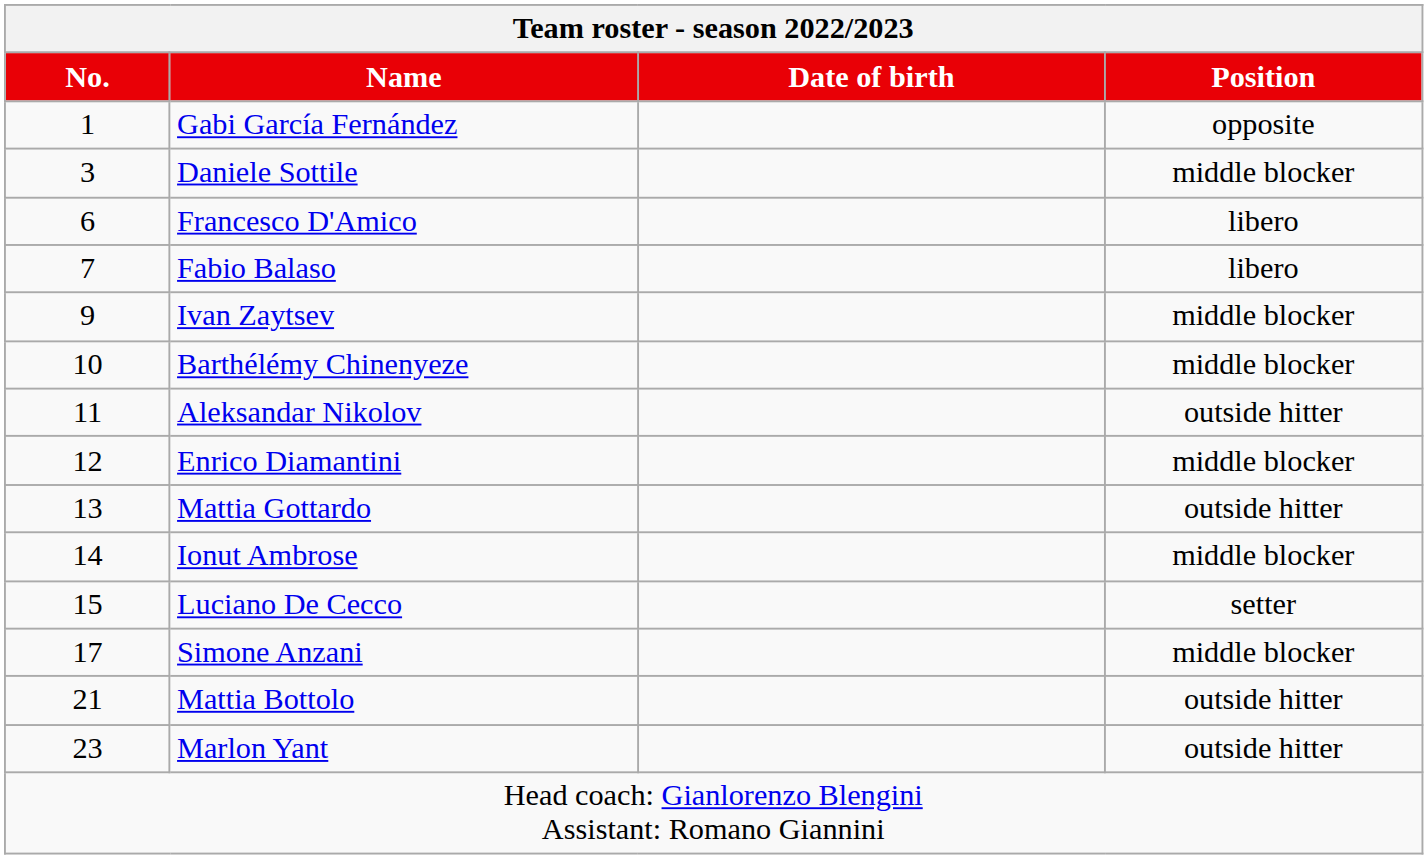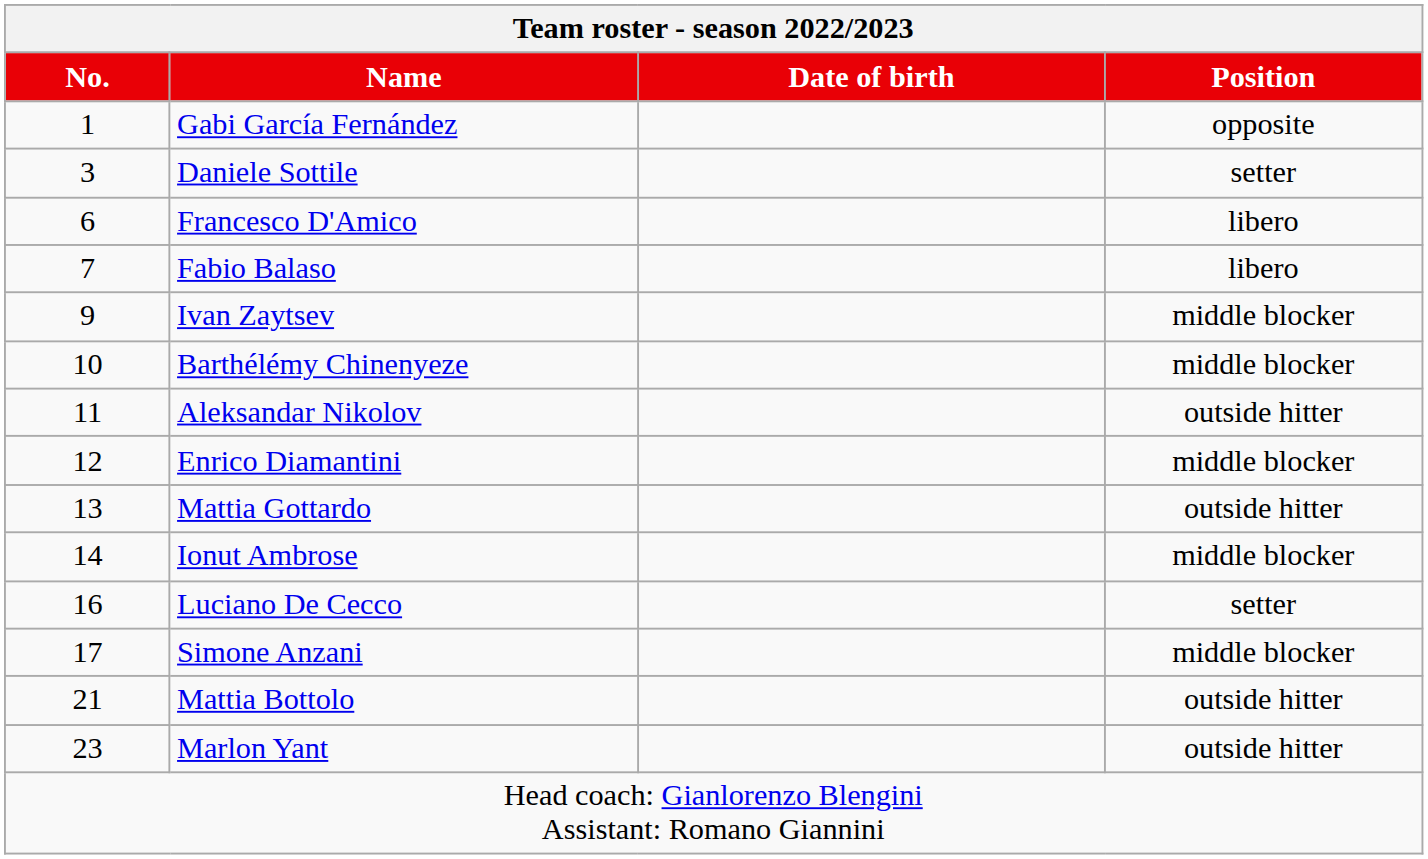(1263, 172) middle blocker -> (1263, 172) setter
(88, 603) 15 -> (88, 603) 16
